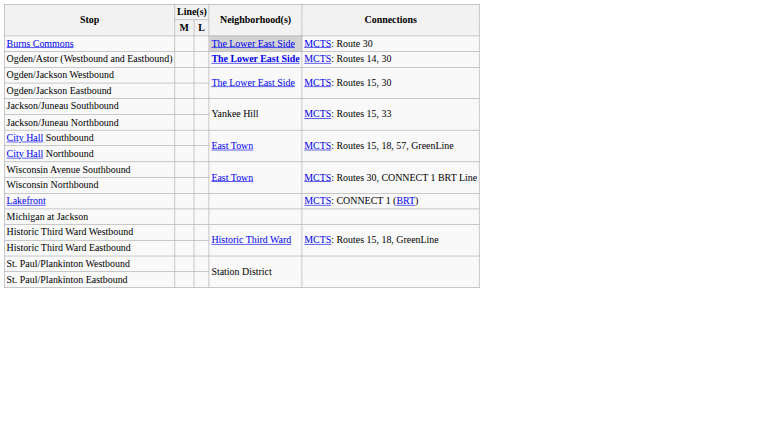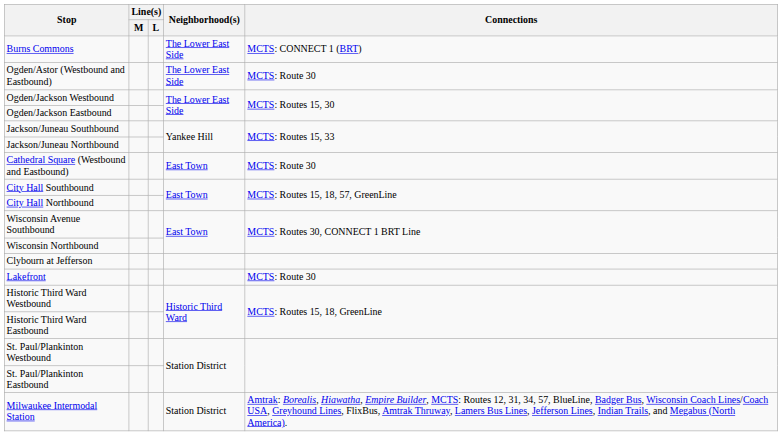(253, 43) lightgrey background -> (197, 49) no background
(338, 43) MCTS: Route 30 -> (304, 49) MCTS: CONNECT 1 (BRT)
(256, 59) bold -> (197, 76) normal
(348, 59) MCTS: Routes 14, 30 -> (282, 76) MCTS: Route 30
+ row: (66, 166)
+ row: (49, 261)
(361, 201) MCTS: CONNECT 1 (BRT) -> (282, 277) MCTS: Route 30
- row: (47, 216)
+ row: (52, 411)
